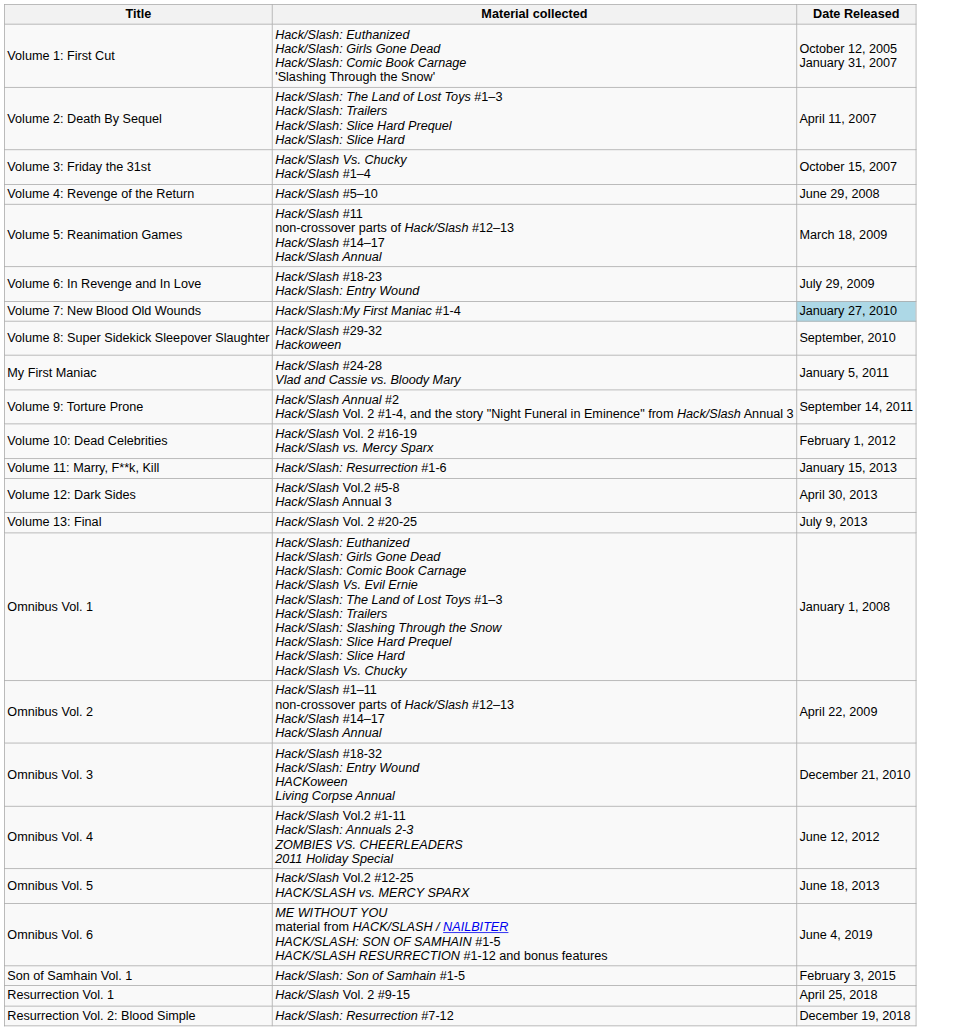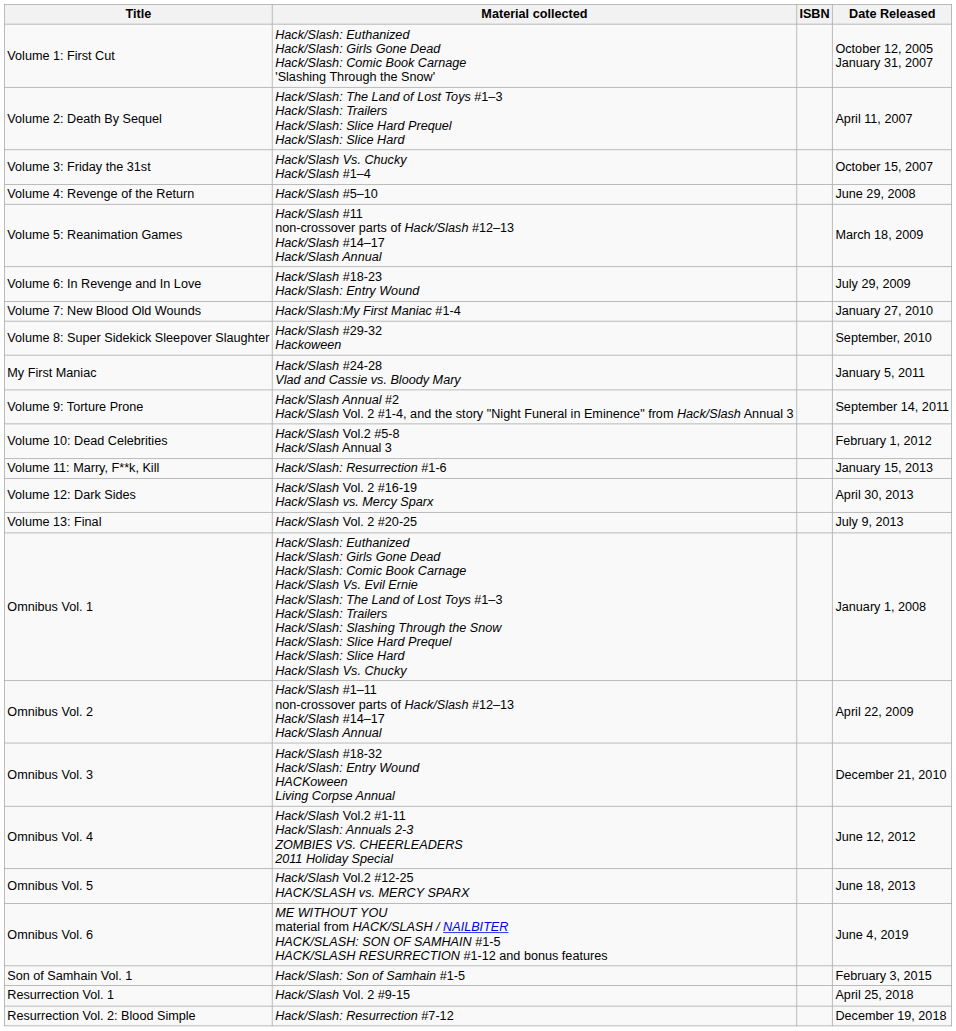+ column: (815, 14)
(848, 311) lightblue background -> (884, 311) no background
(354, 441) Hack/Slash Vol. 2 #16-19 Hack/Slash vs. Mercy Sparx -> (337, 441) Hack/Slash Vol.2 #5-8 Hack/Slash Annual 3
(337, 495) Hack/Slash Vol.2 #5-8 Hack/Slash Annual 3 -> (354, 495) Hack/Slash Vol. 2 #16-19 Hack/Slash vs. Mercy Sparx
